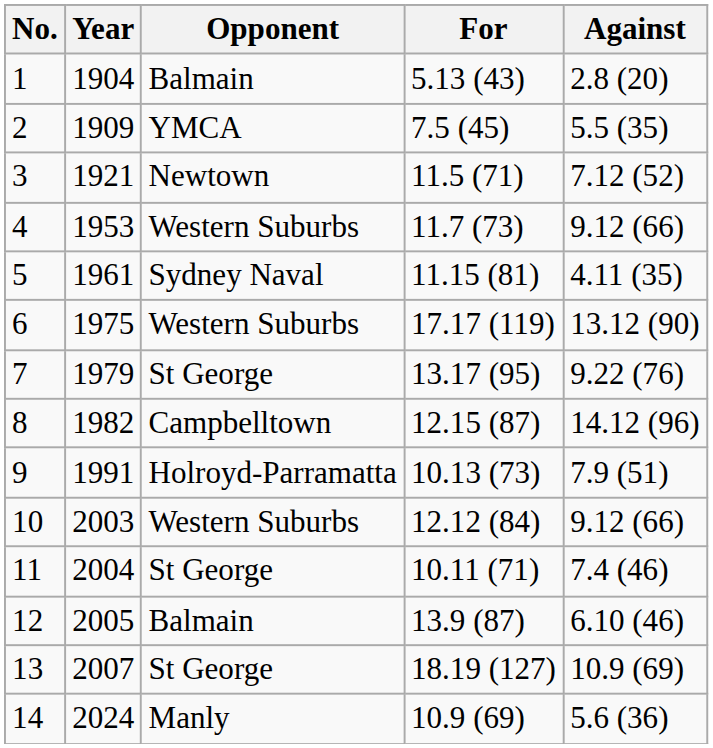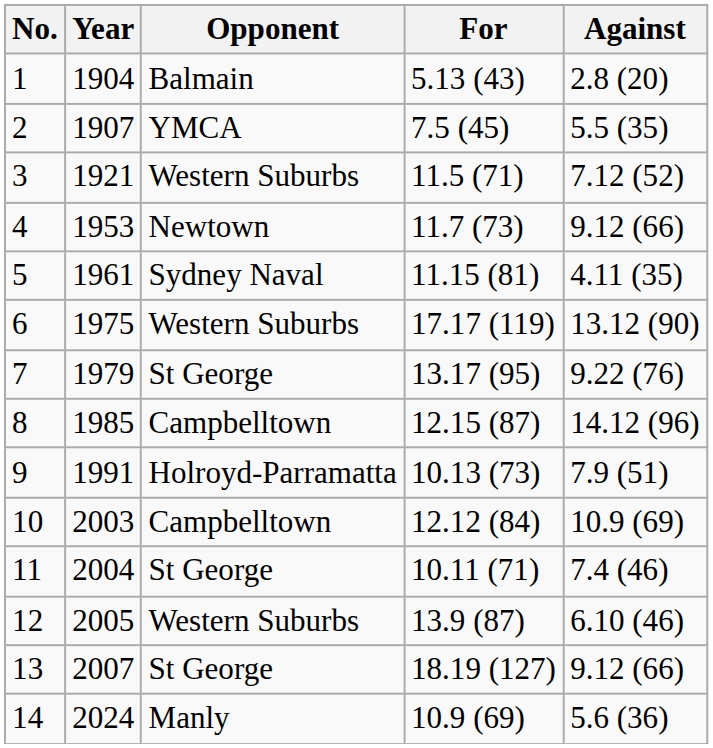(103, 127) 1909 -> (103, 127) 1907
(209, 176) Newtown -> (254, 176) Western Suburbs
(254, 226) Western Suburbs -> (209, 226) Newtown
(103, 422) 1982 -> (103, 422) 1985
(254, 521) Western Suburbs -> (240, 521) Campbelltown
(627, 521) 9.12 (66) -> (627, 521) 10.9 (69)
(201, 619) Balmain -> (254, 619) Western Suburbs
(627, 669) 10.9 (69) -> (627, 669) 9.12 (66)
